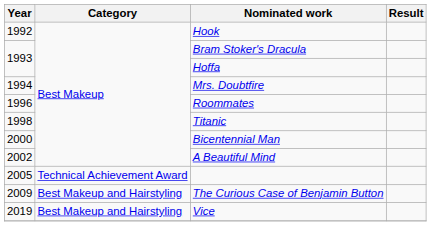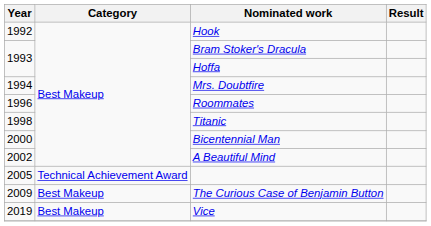(110, 193) Best Makeup and Hairstyling -> (71, 193) Best Makeup
(110, 211) Best Makeup and Hairstyling -> (71, 211) Best Makeup
